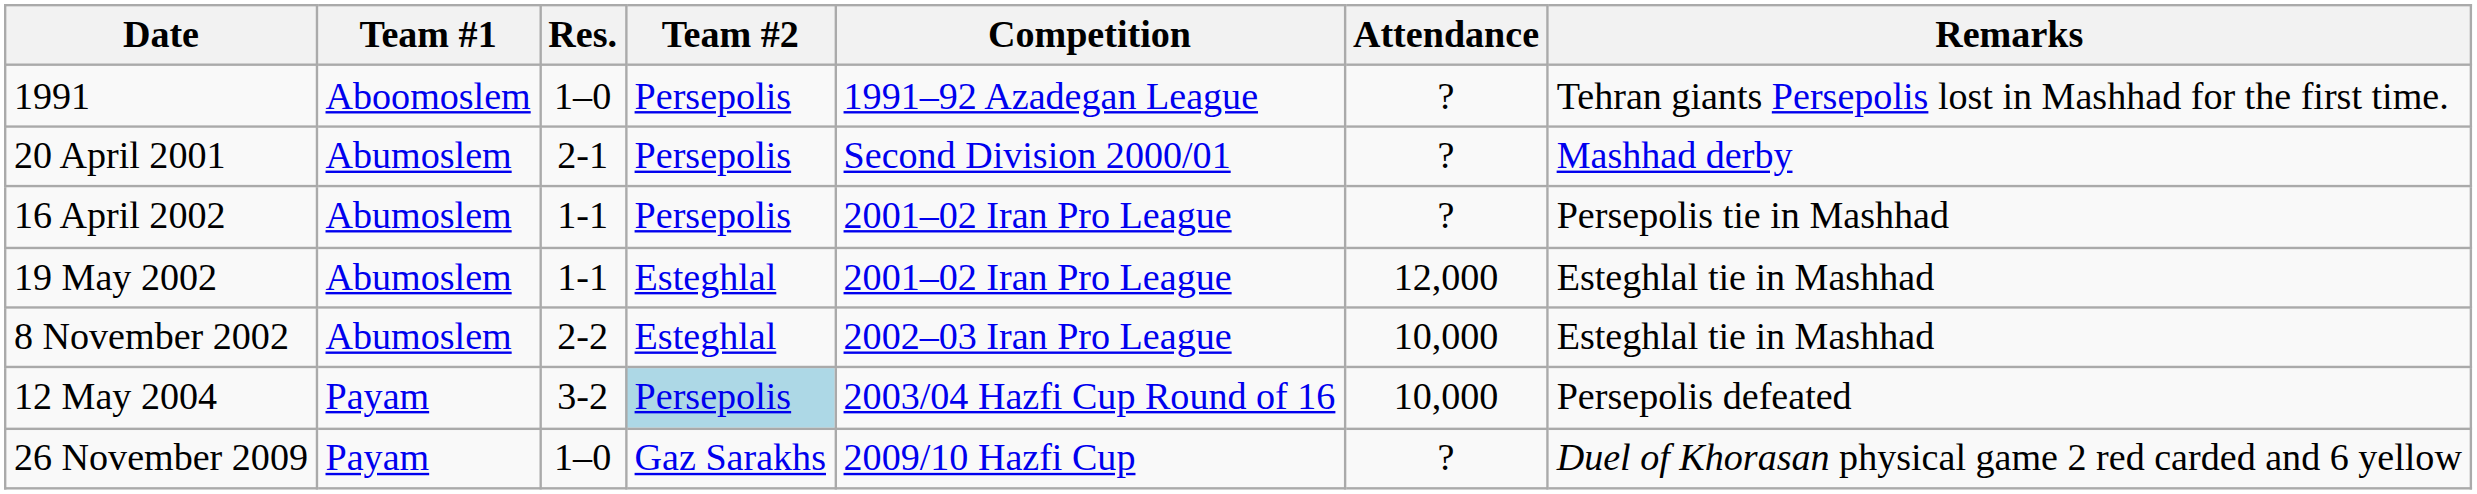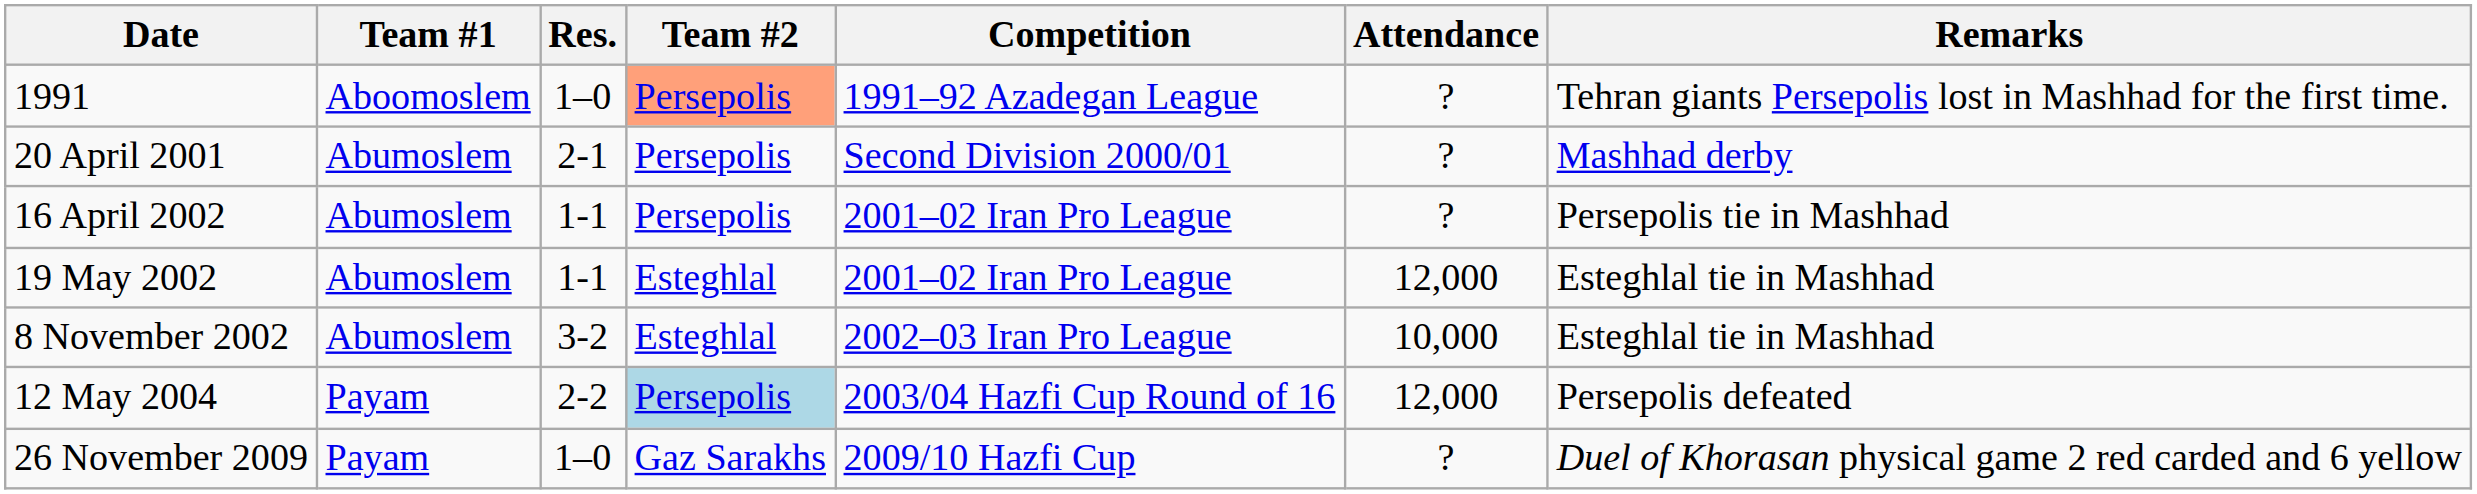(713, 95) no background -> (713, 95) lightsalmon background
(583, 336) 2-2 -> (583, 336) 3-2
(583, 397) 3-2 -> (583, 397) 2-2
(1446, 397) 10,000 -> (1446, 397) 12,000
